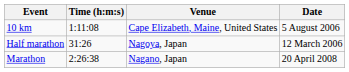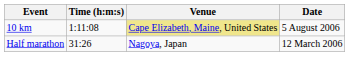(203, 28) no background -> (203, 28) khaki background
- row: (26, 59)
